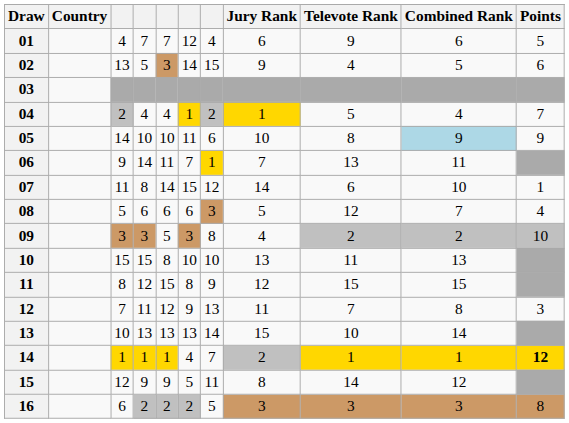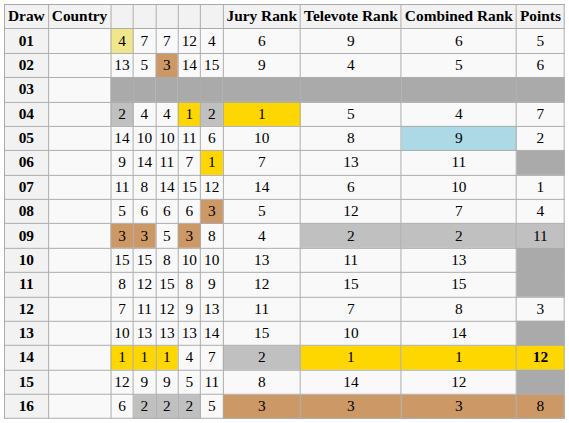(122, 41) no background -> (122, 41) khaki background
(540, 138) 9 -> (540, 138) 2
(540, 235) 10 -> (540, 235) 11
